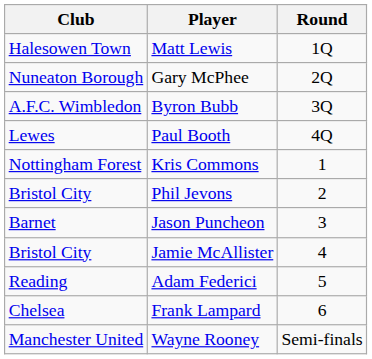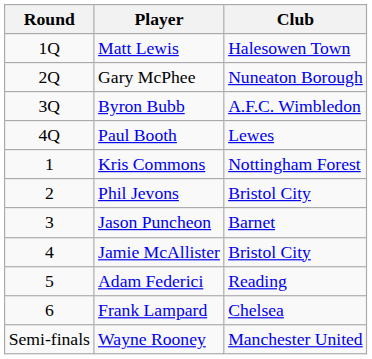columns swapped: (322, 19) <-> (76, 19)
